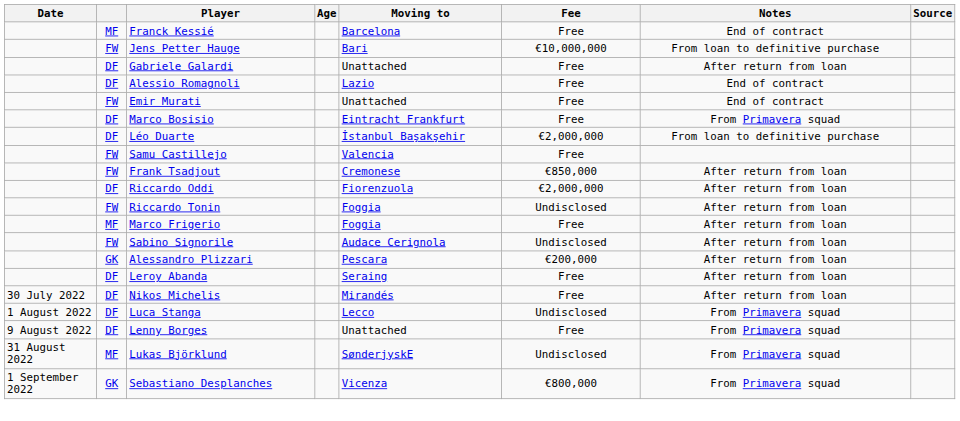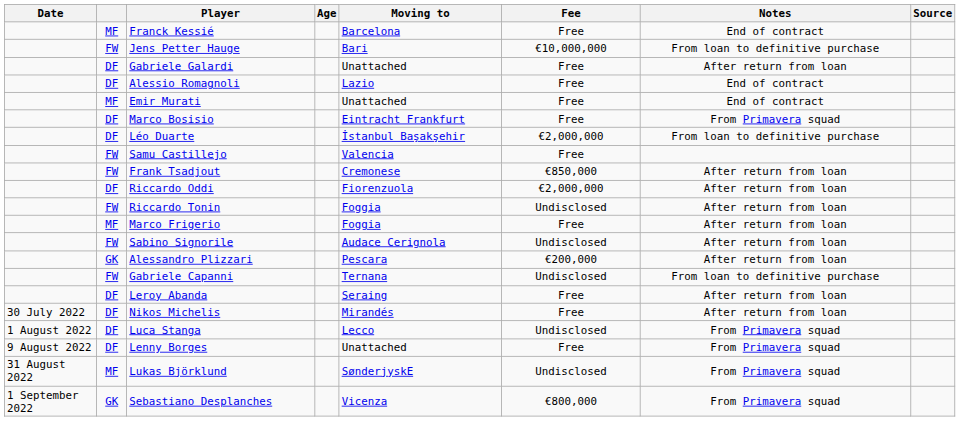(112, 101) FW -> (112, 101) MF
+ row: (181, 277)
